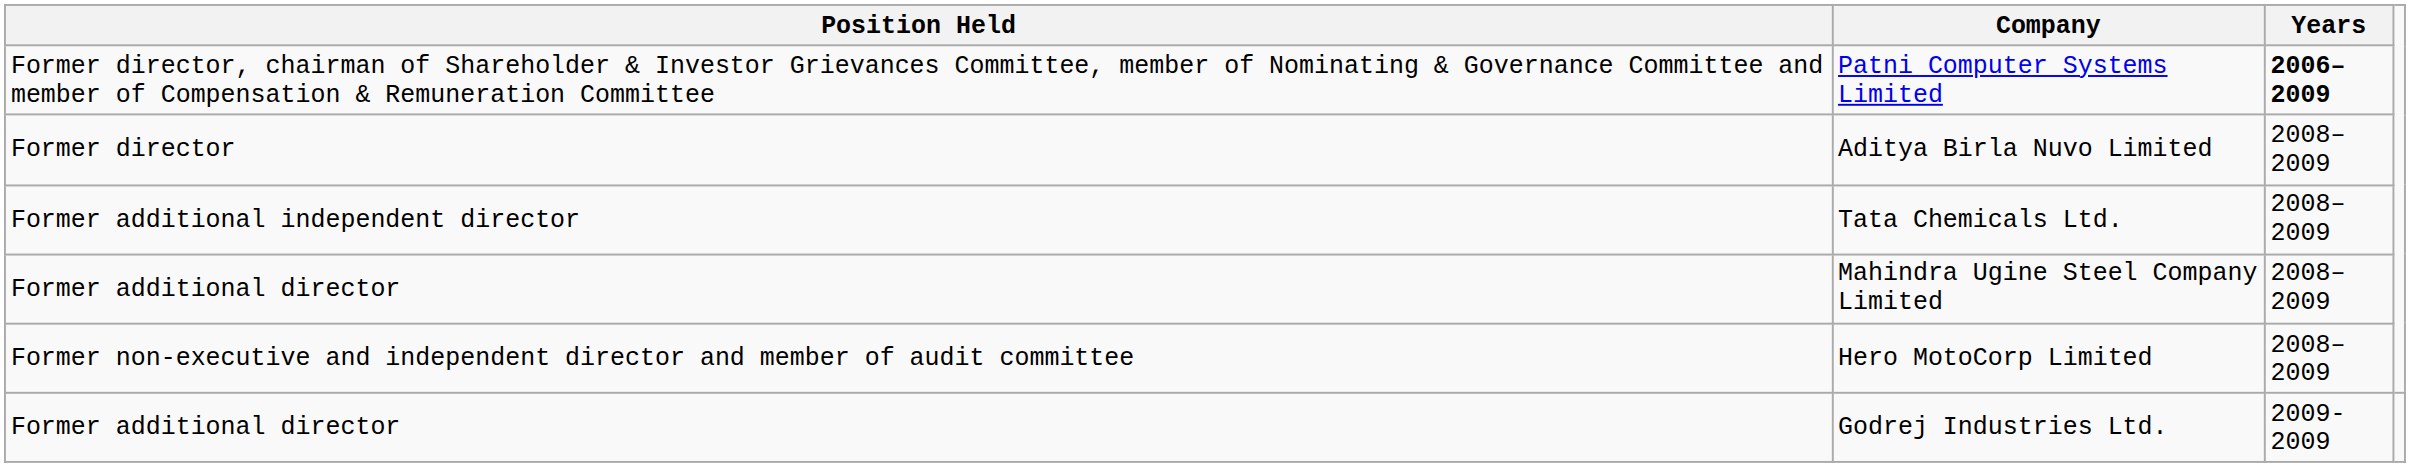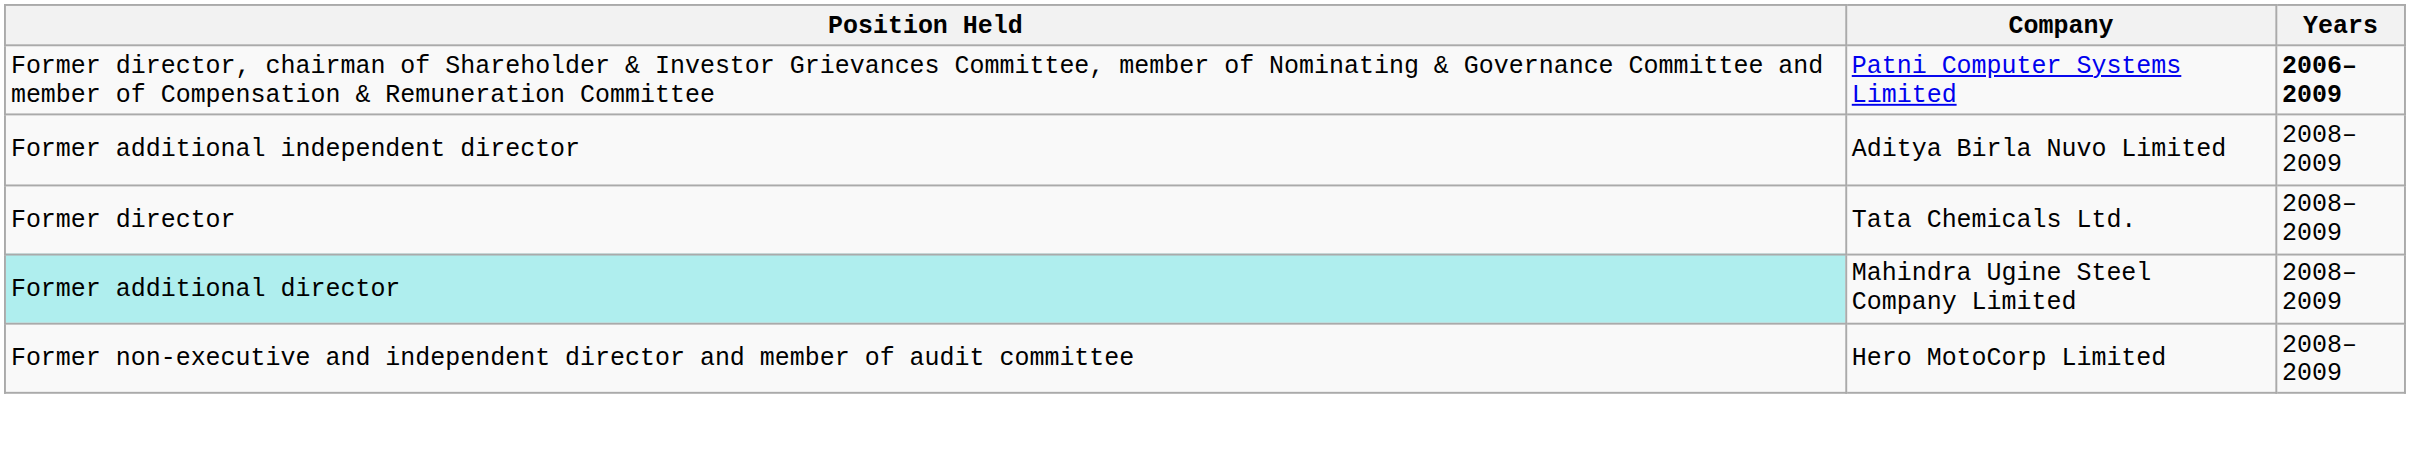(123, 150) Former director -> (295, 150) Former additional independent director
(295, 219) Former additional independent director -> (123, 219) Former director
(206, 289) no background -> (206, 289) paleturquoise background
- row: (2003, 428)
